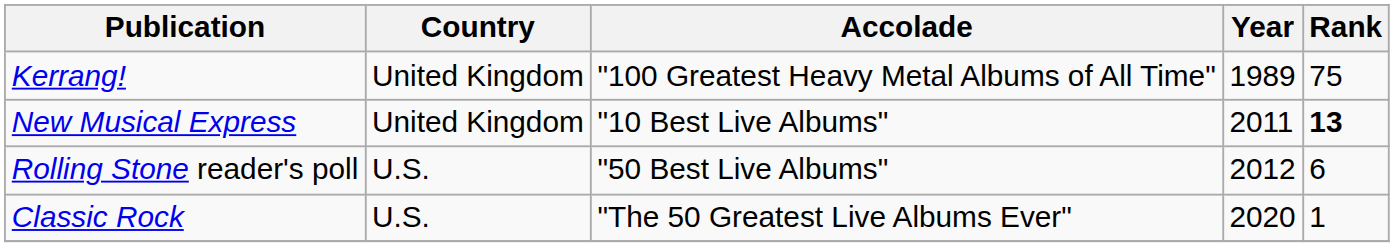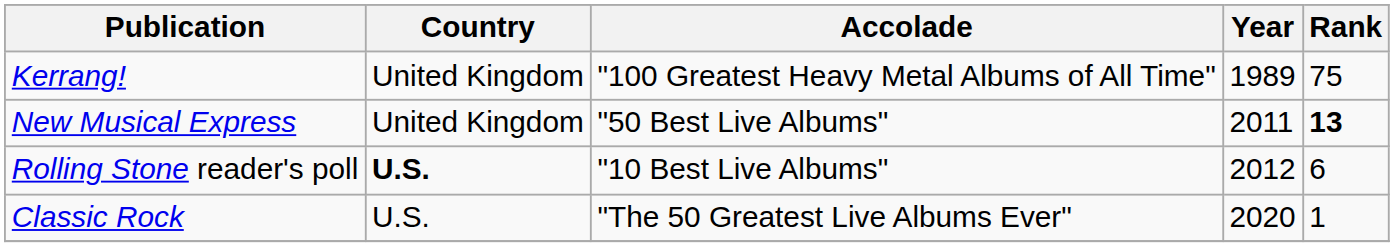(743, 122) "10 Best Live Albums" -> (743, 122) "50 Best Live Albums"
(401, 169) normal -> (401, 169) bold
(743, 169) "50 Best Live Albums" -> (743, 169) "10 Best Live Albums"
